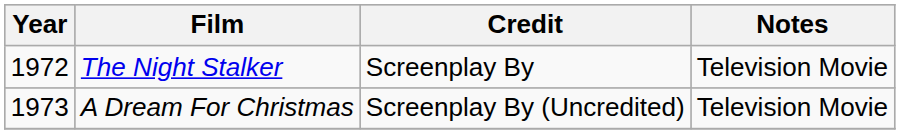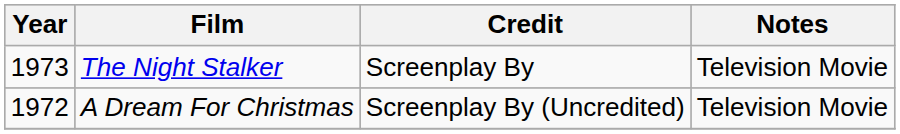(40, 66) 1972 -> (40, 66) 1973
(40, 107) 1973 -> (40, 107) 1972
